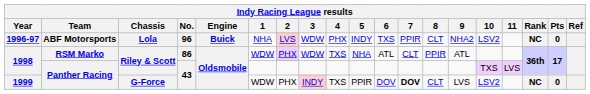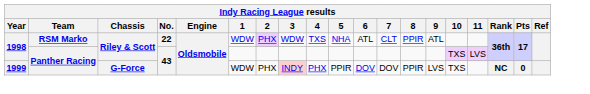- row: (23, 40)
(187, 54) 86 -> (166, 40) 22
(338, 82) TXS -> (317, 68) PHX
(410, 82) bold -> (389, 68) normal
(435, 82) CLT -> (413, 68) PPIR
(489, 82) LSV2 -> (457, 68) TXS
